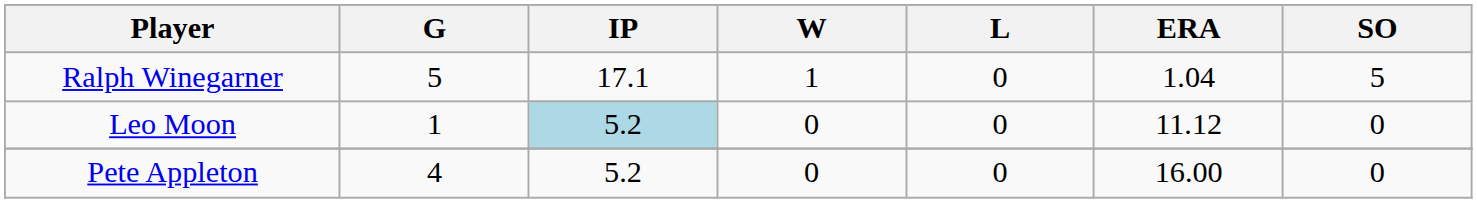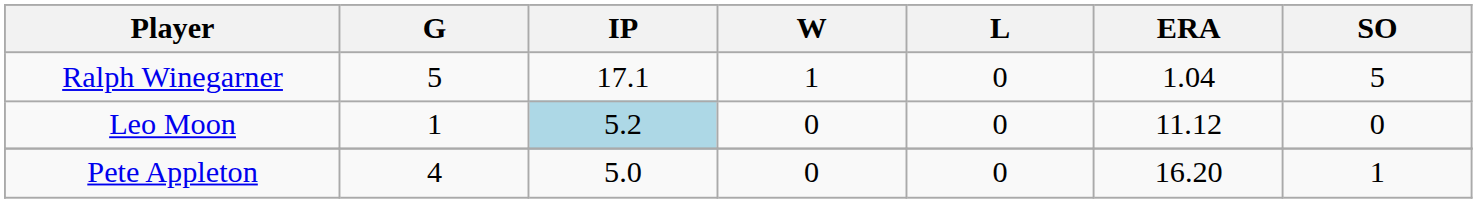(623, 172) 5.2 -> (623, 172) 5.0
(1189, 172) 16.00 -> (1189, 172) 16.20
(1377, 172) 0 -> (1377, 172) 1
